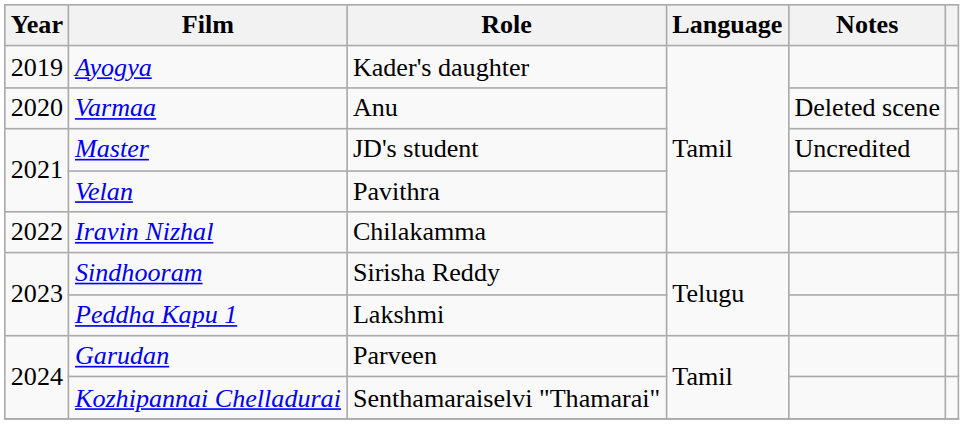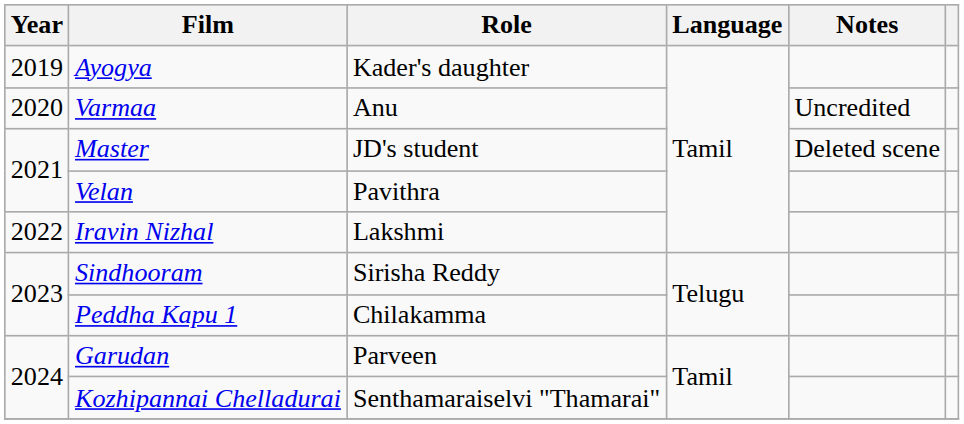(867, 107) Deleted scene -> (852, 107) Uncredited
(852, 149) Uncredited -> (867, 149) Deleted scene
(420, 231) Chilakamma -> (399, 231) Lakshmi
(399, 314) Lakshmi -> (420, 314) Chilakamma
